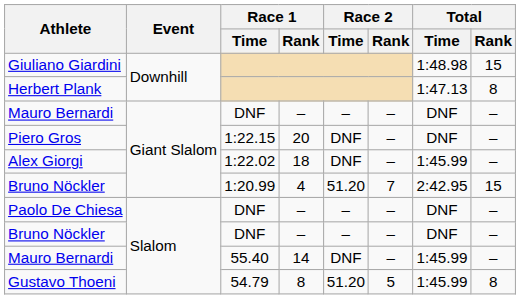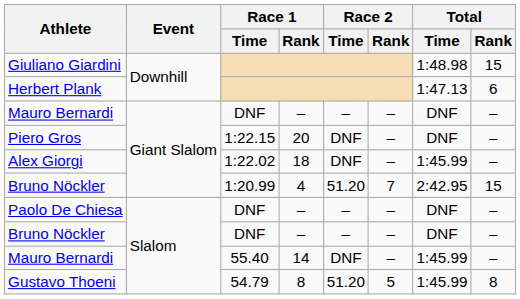(493, 89) 8 -> (493, 89) 6
